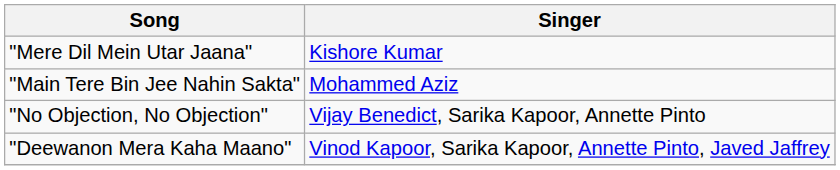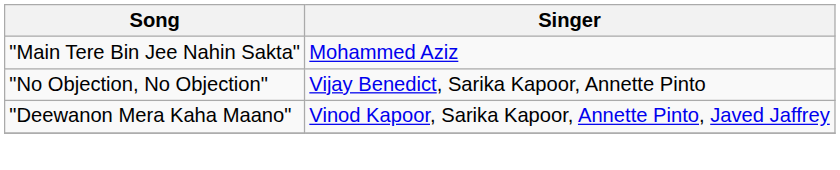- row: (131, 52)
